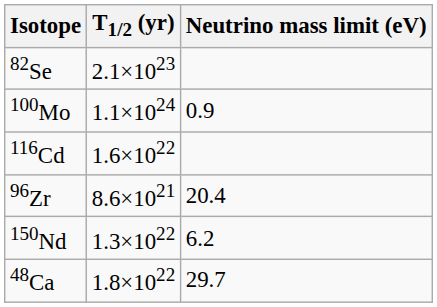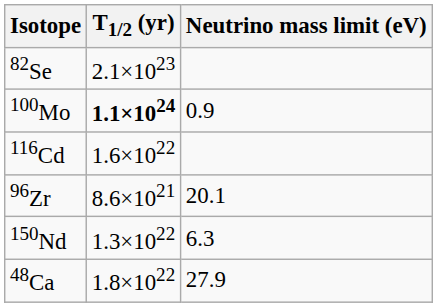(133, 110) normal -> (134, 110) bold
(206, 195) 20.4 -> (206, 195) 20.1
(200, 237) 6.2 -> (200, 237) 6.3
(206, 280) 29.7 -> (206, 280) 27.9
